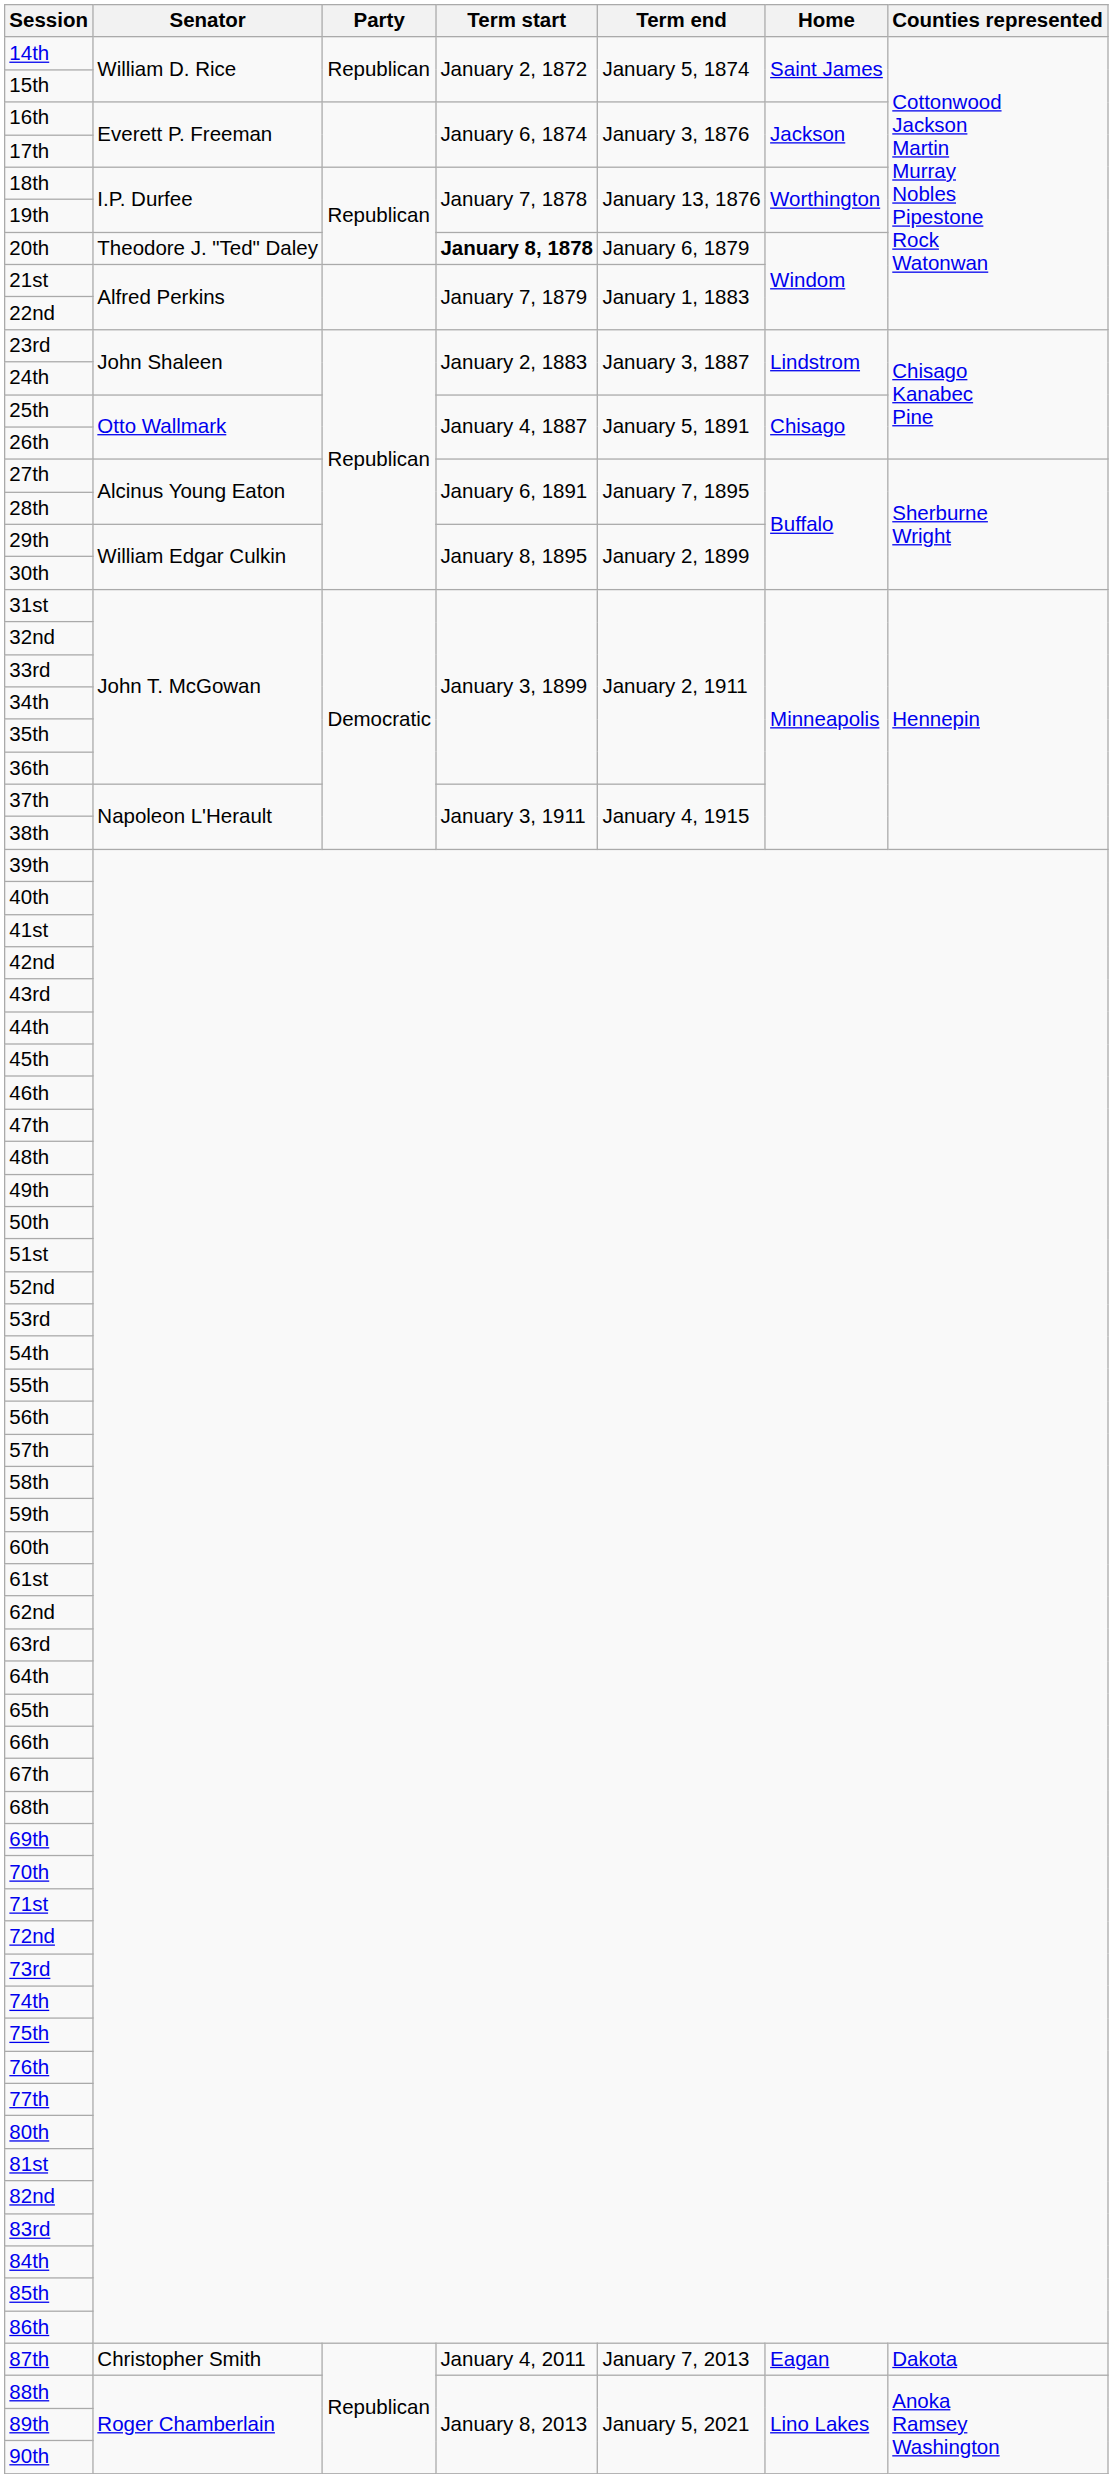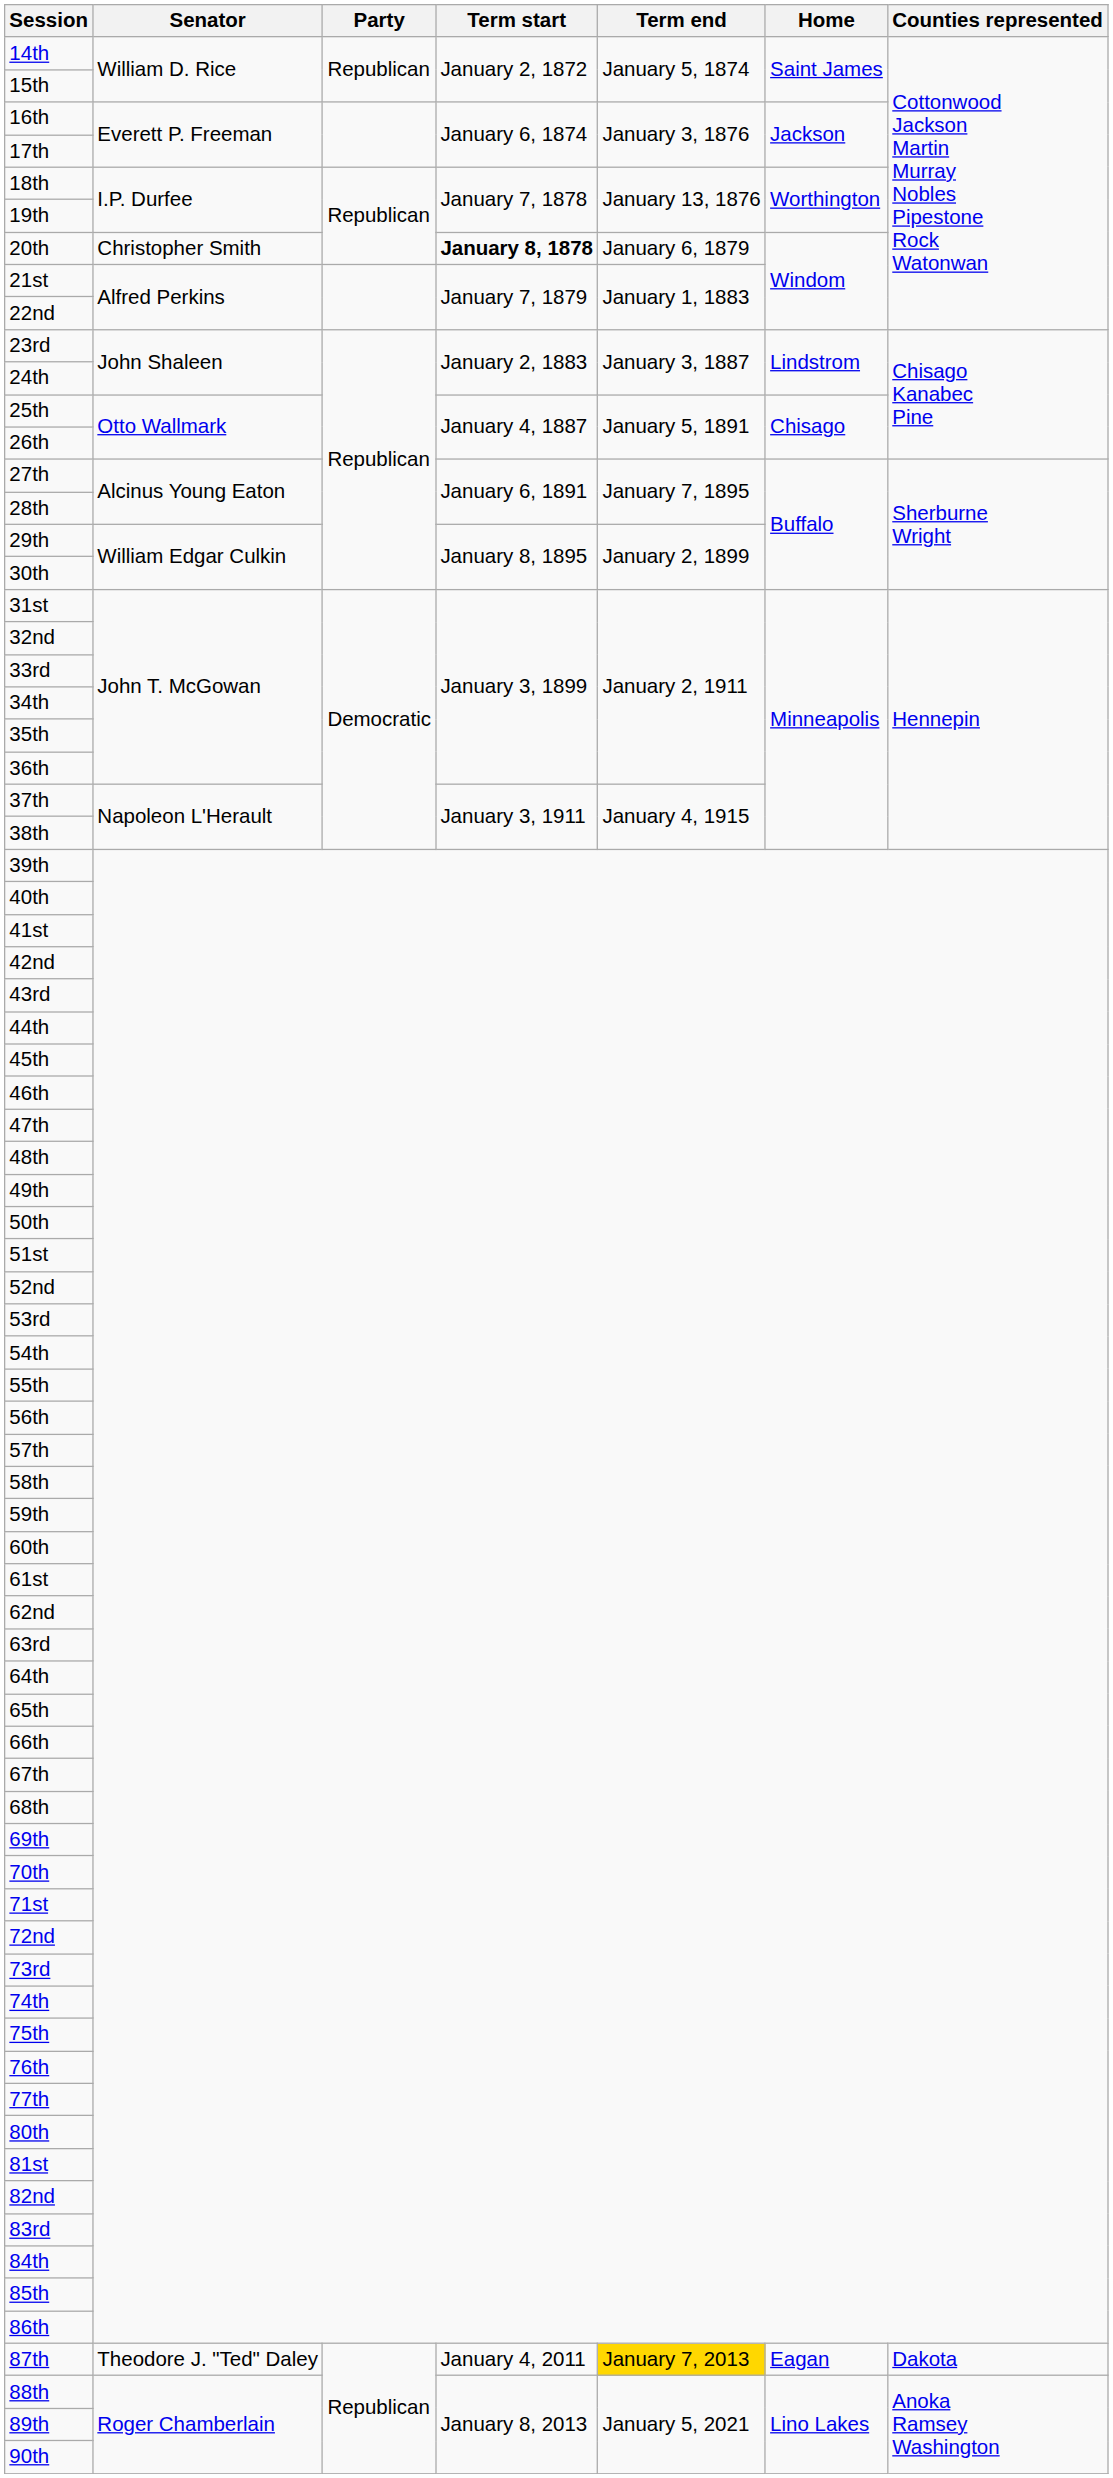(208, 248) Theodore J. "Ted" Daley -> (179, 248) Christopher Smith
(179, 2359) Christopher Smith -> (208, 2359) Theodore J. "Ted" Daley
(676, 2359) no background -> (676, 2359) gold background
